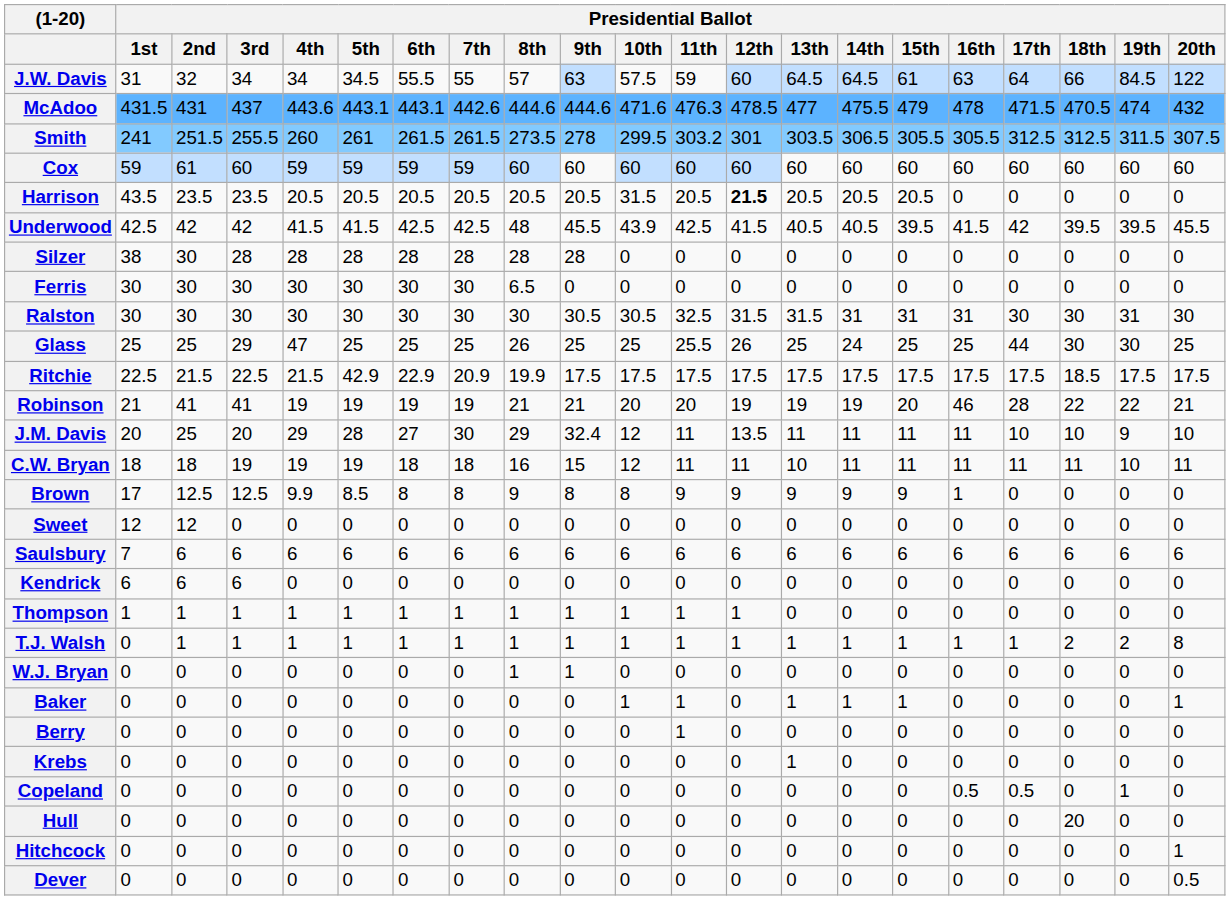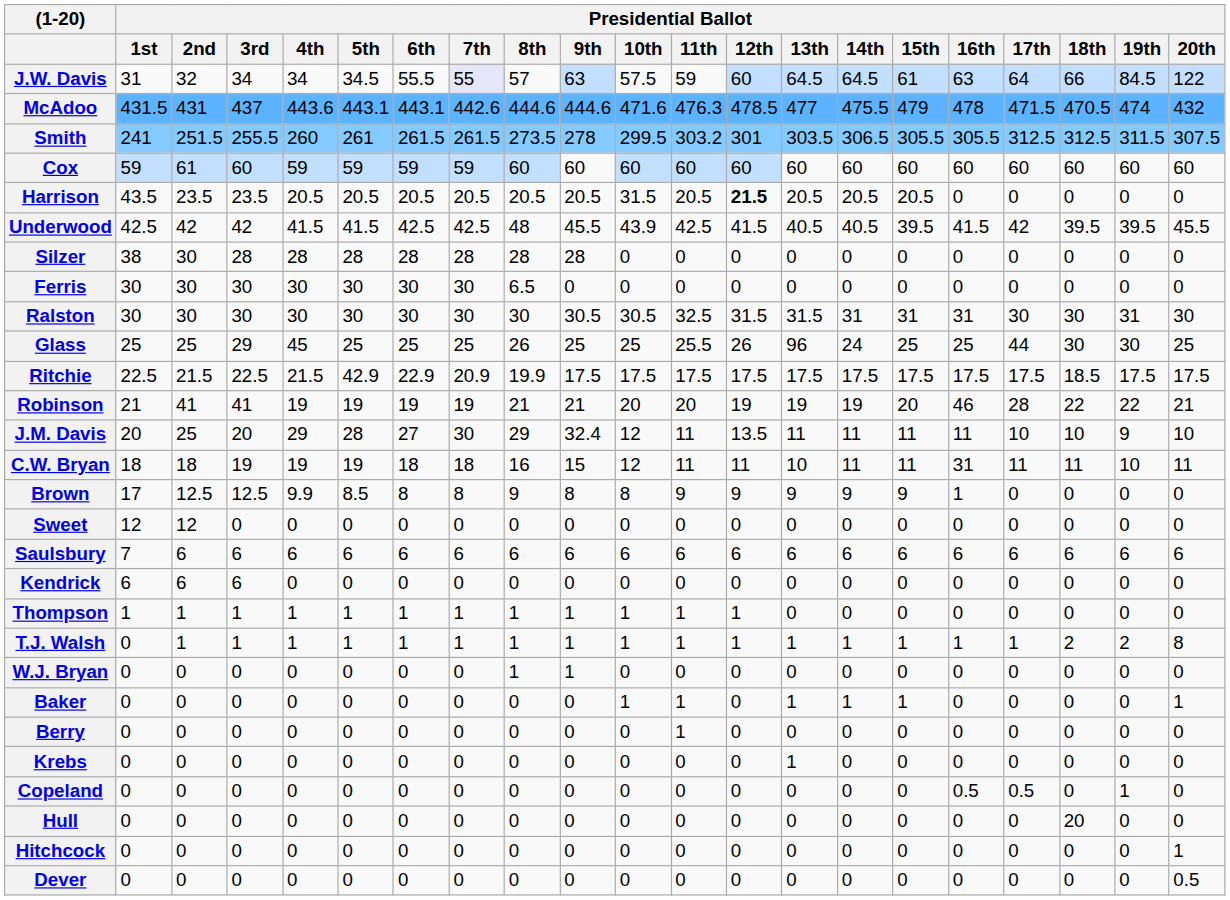(464, 78) no background -> (464, 78) lavender background
(297, 345) 47 -> (297, 345) 45
(797, 345) 25 -> (797, 345) 96
(962, 464) 11 -> (963, 464) 31
